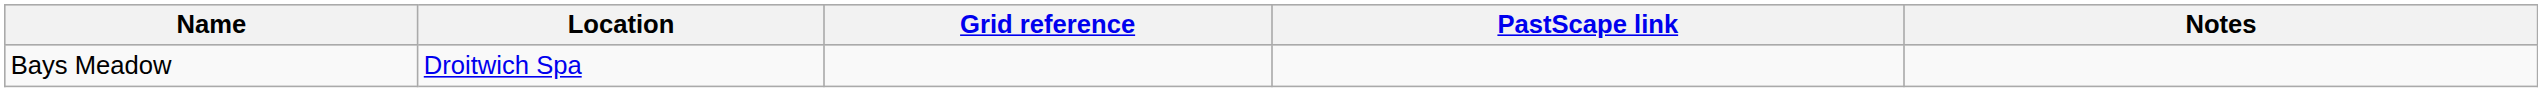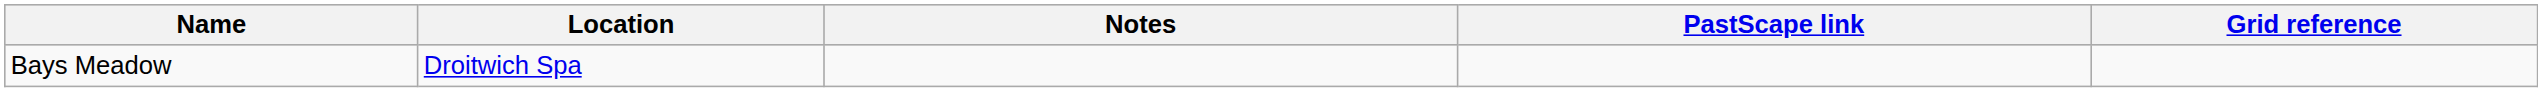columns swapped: (1048, 24) <-> (2221, 24)
